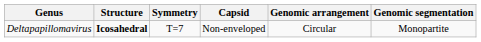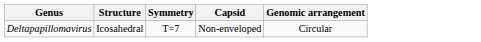- column: (423, 12)
(122, 28) bold -> (120, 28) normal
